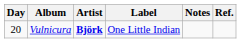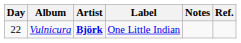(16, 29) 20 -> (16, 29) 22
